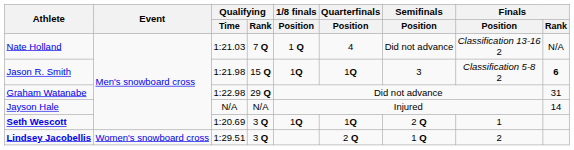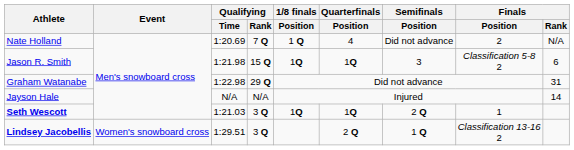(229, 47) 1:21.03 -> (229, 41) 1:20.69
(499, 47) Classification 13-16 2 -> (499, 41) 2
(556, 72) bold -> (556, 62) normal
(229, 123) 1:20.69 -> (229, 112) 1:21.03
(499, 138) 2 -> (499, 132) Classification 13-16 2
